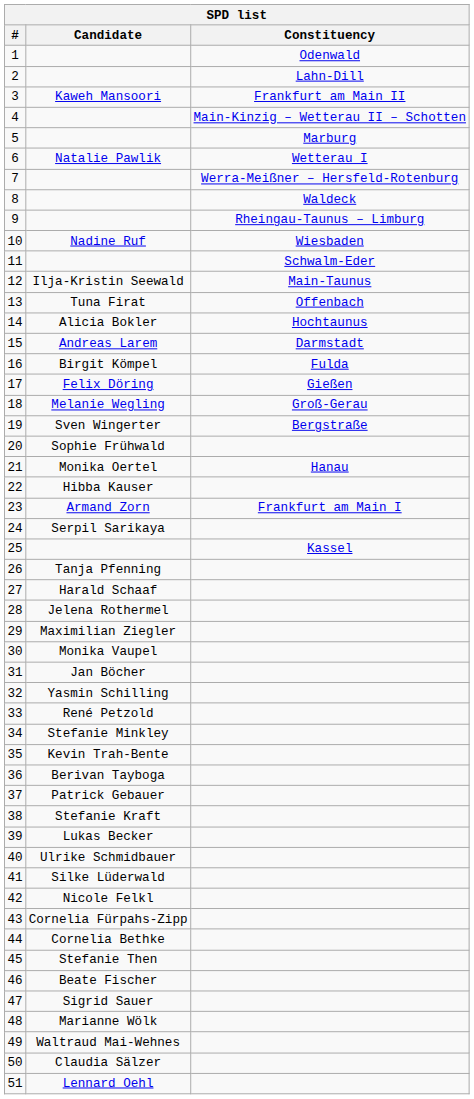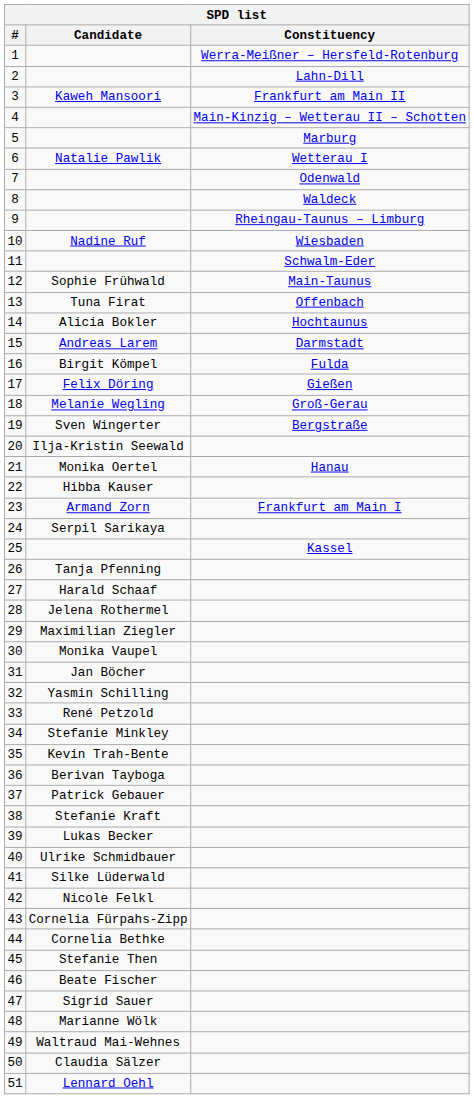(330, 56) Odenwald -> (330, 56) Werra-Meißner – Hersfeld-Rotenburg
(330, 179) Werra-Meißner – Hersfeld-Rotenburg -> (330, 179) Odenwald
(108, 282) Ilja-Kristin Seewald -> (108, 282) Sophie Frühwald
(108, 446) Sophie Frühwald -> (108, 446) Ilja-Kristin Seewald
